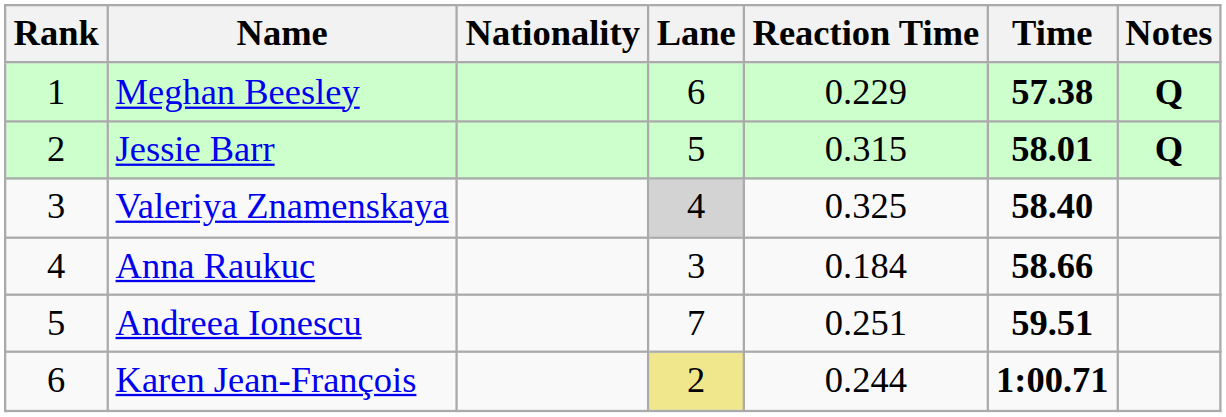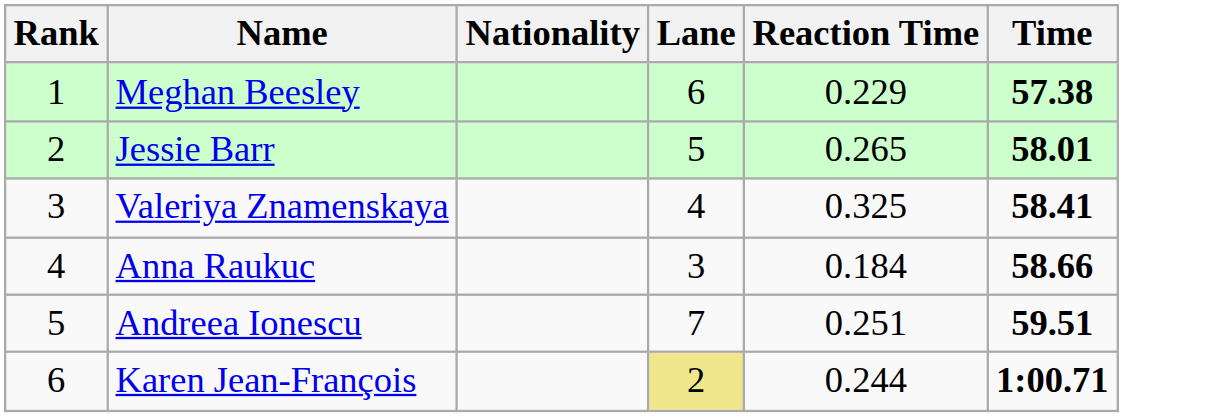- column: (1169, 33)
(866, 149) 0.315 -> (866, 149) 0.265
(696, 206) lightgrey background -> (696, 206) no background
(1052, 206) 58.40 -> (1052, 206) 58.41
